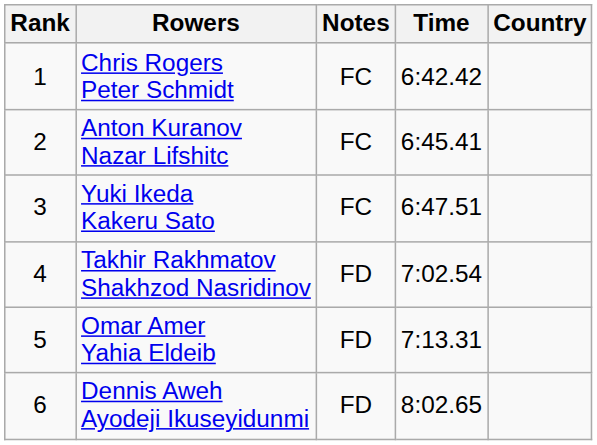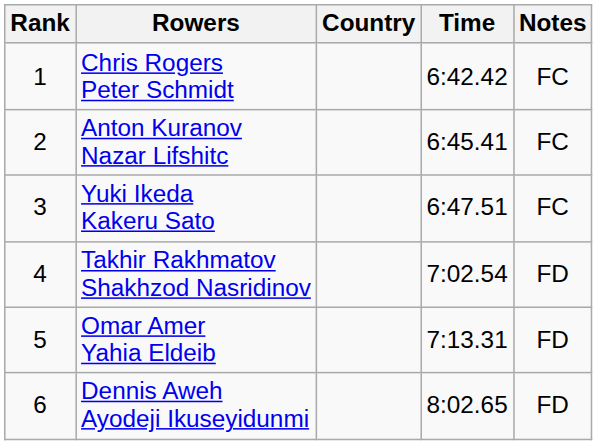columns swapped: (540, 23) <-> (356, 23)
